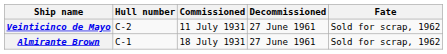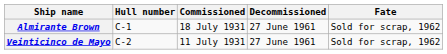rows swapped: (59, 41) <-> (59, 27)
